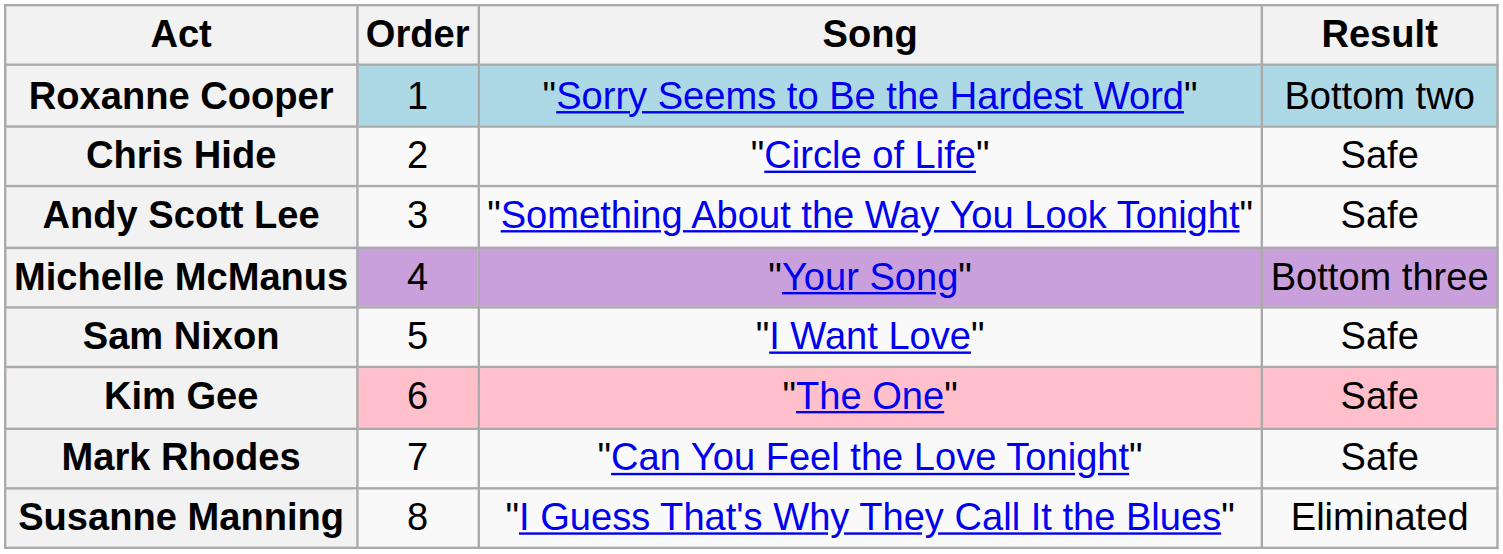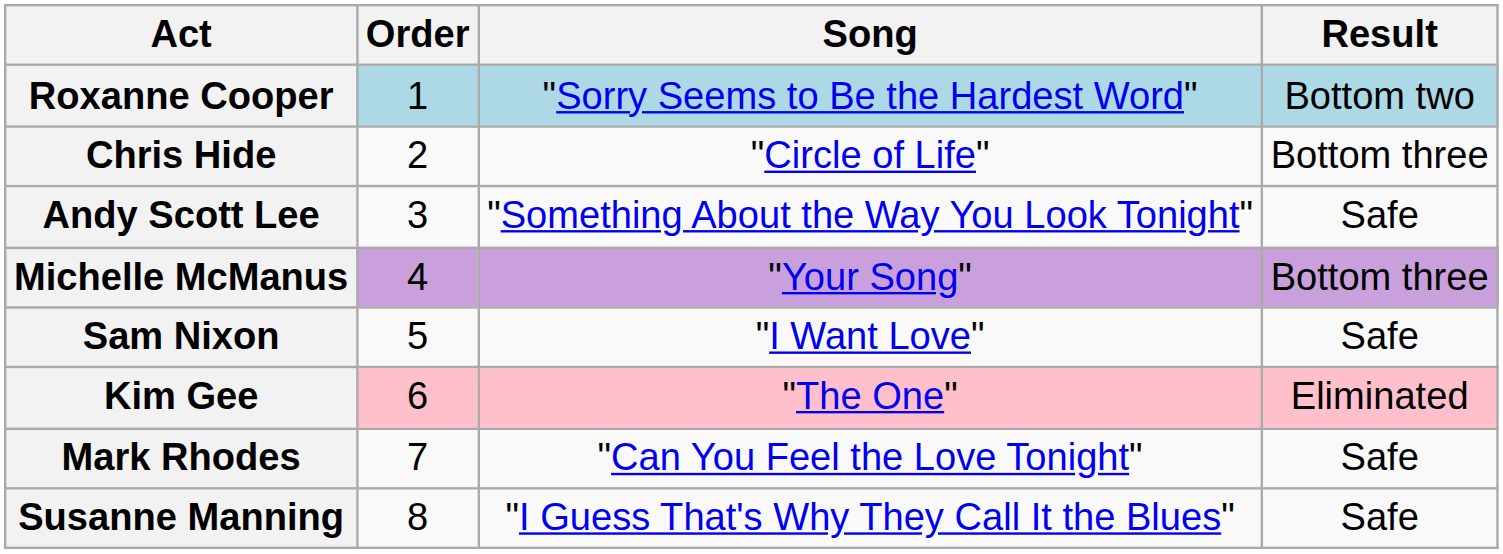(1380, 155) Safe -> (1380, 155) Bottom three
(1380, 397) Safe -> (1380, 397) Eliminated
(1380, 517) Eliminated -> (1380, 517) Safe
